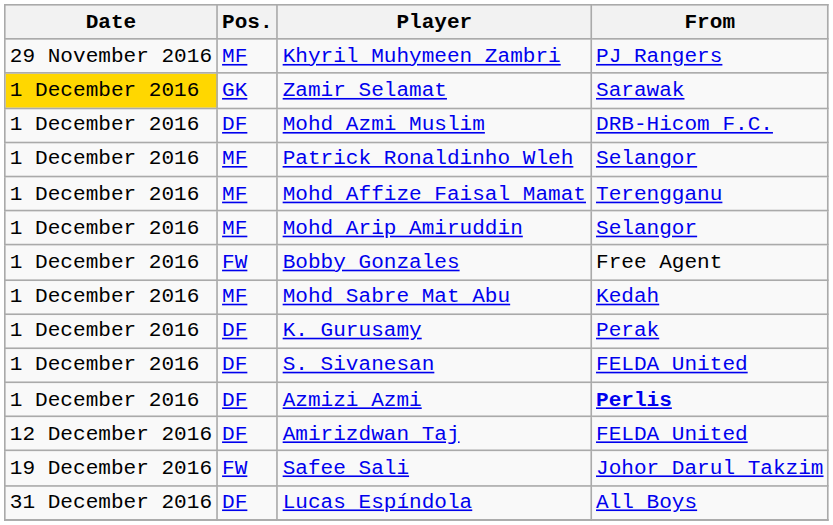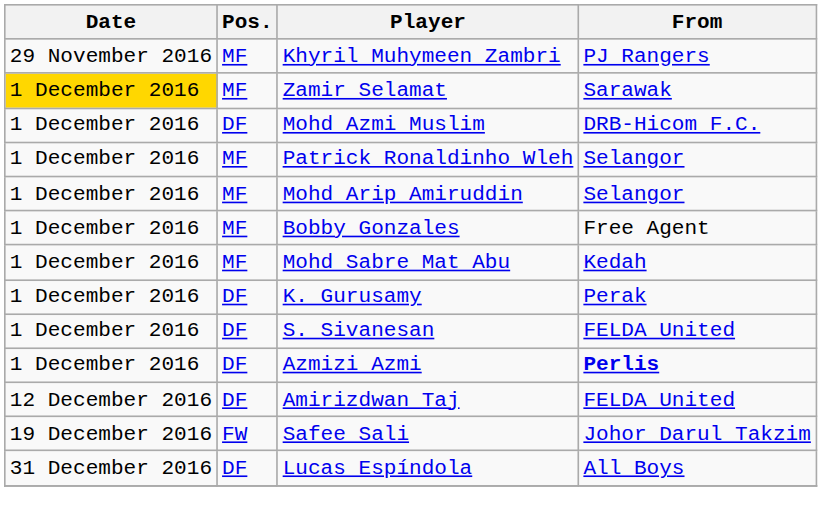(235, 91) GK -> (235, 91) MF
- row: (434, 194)
(235, 262) FW -> (235, 228) MF
